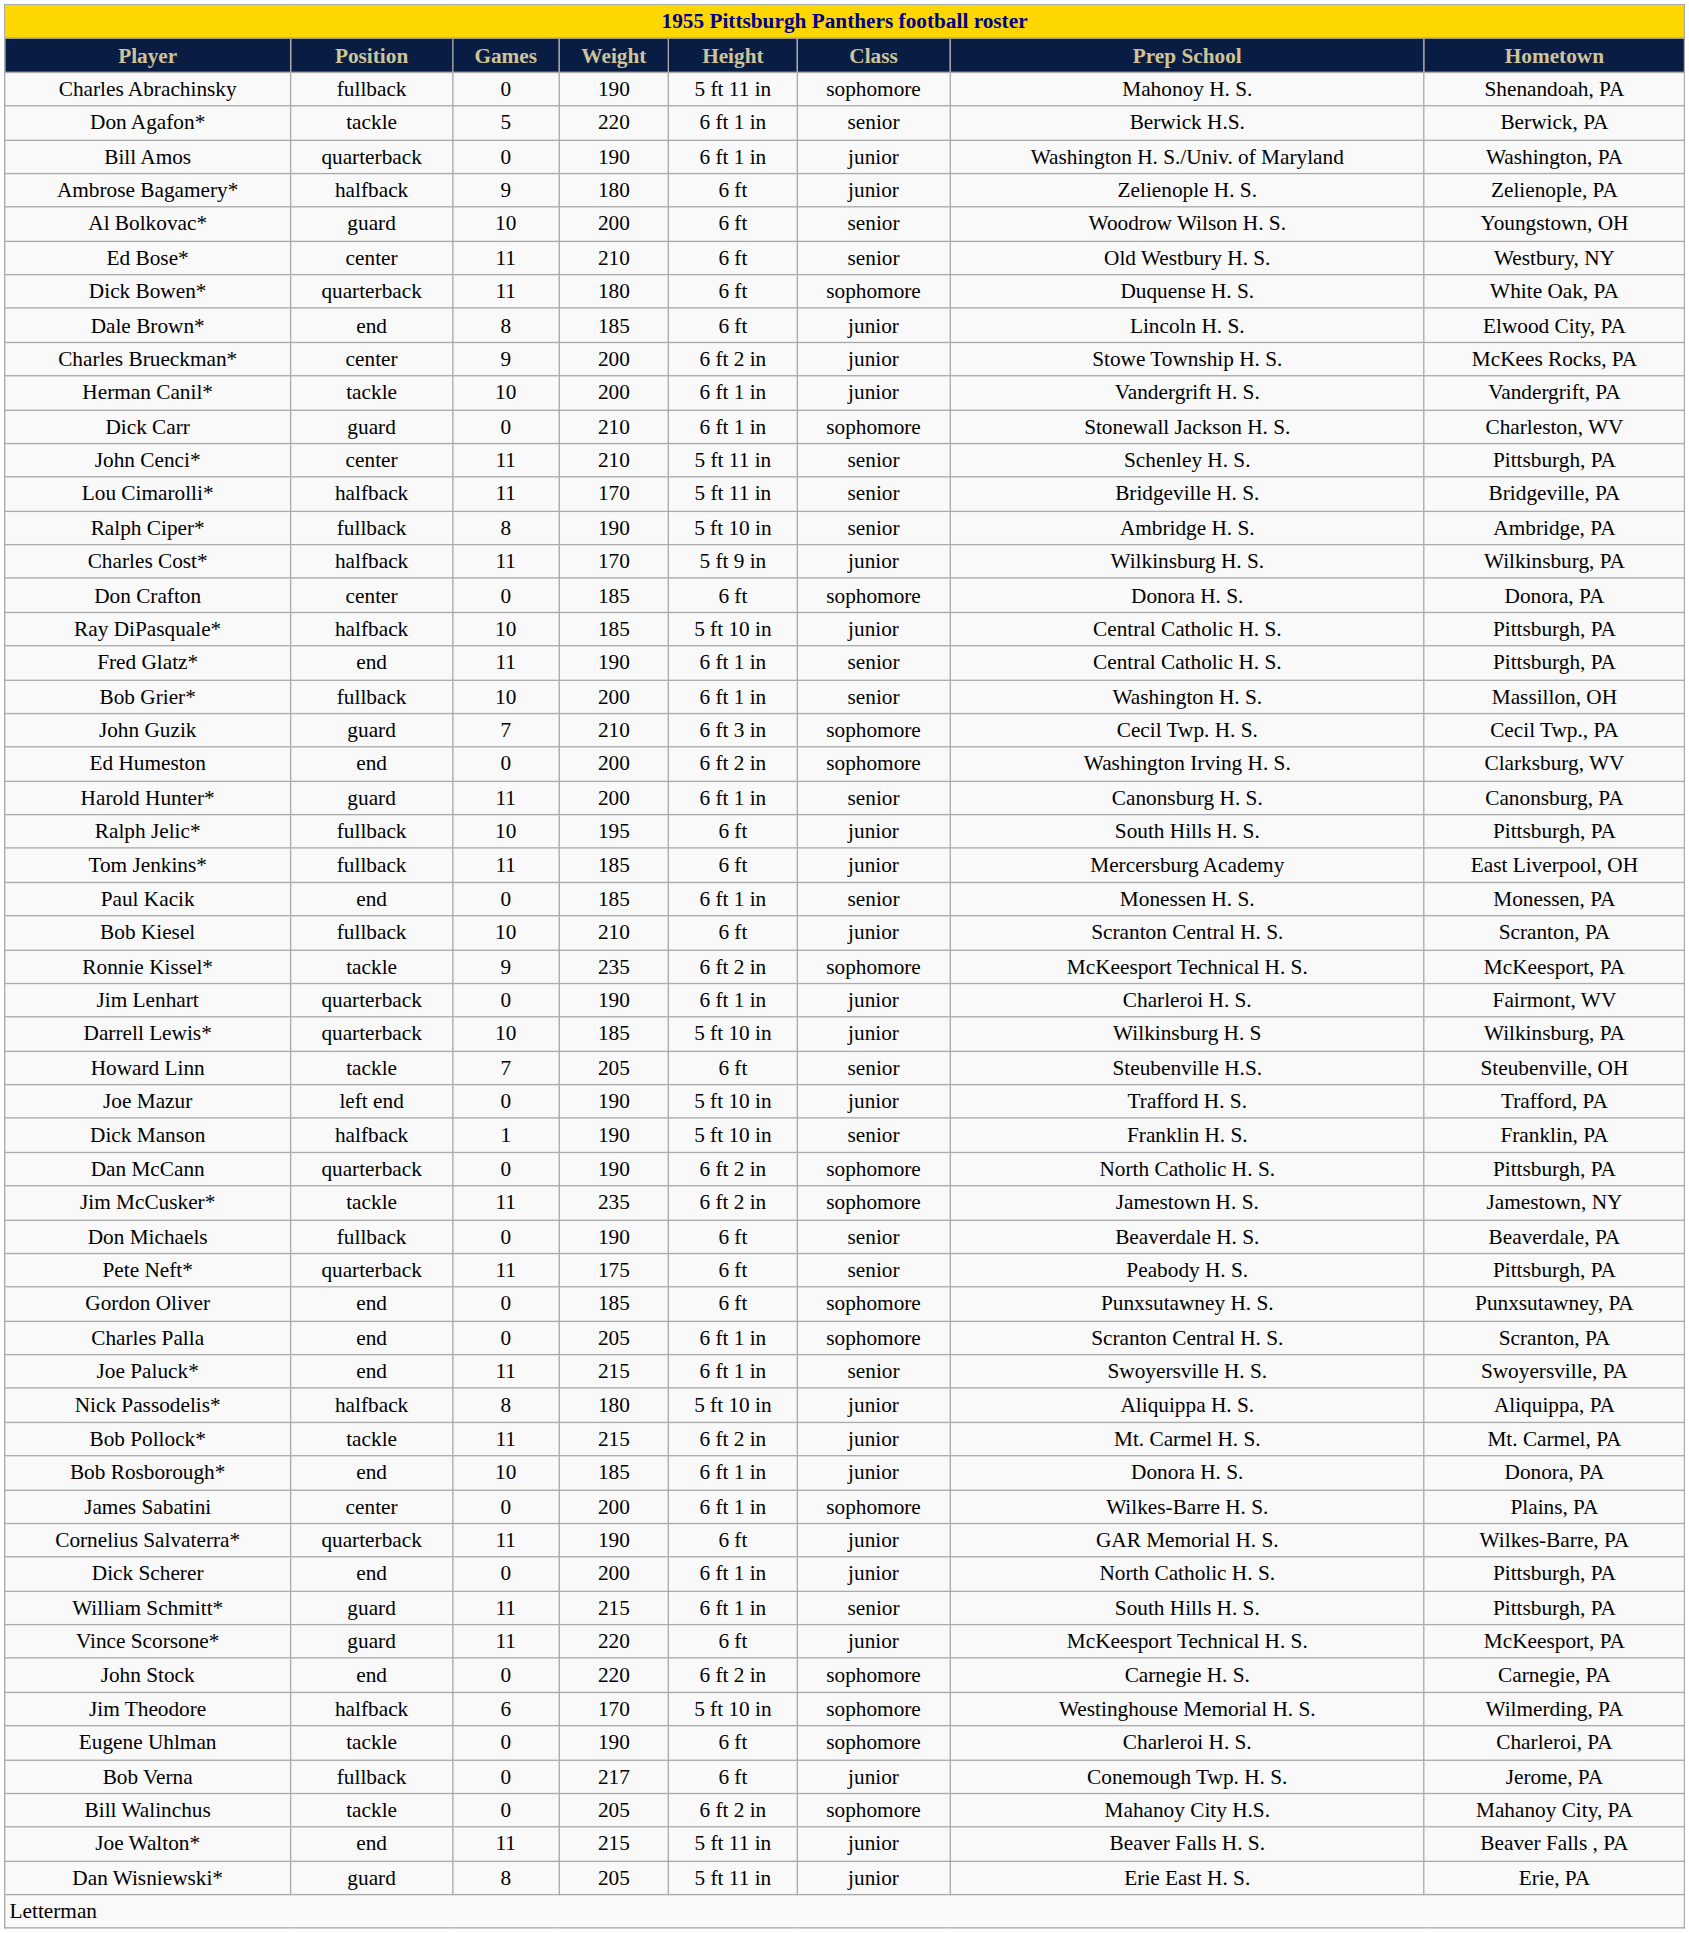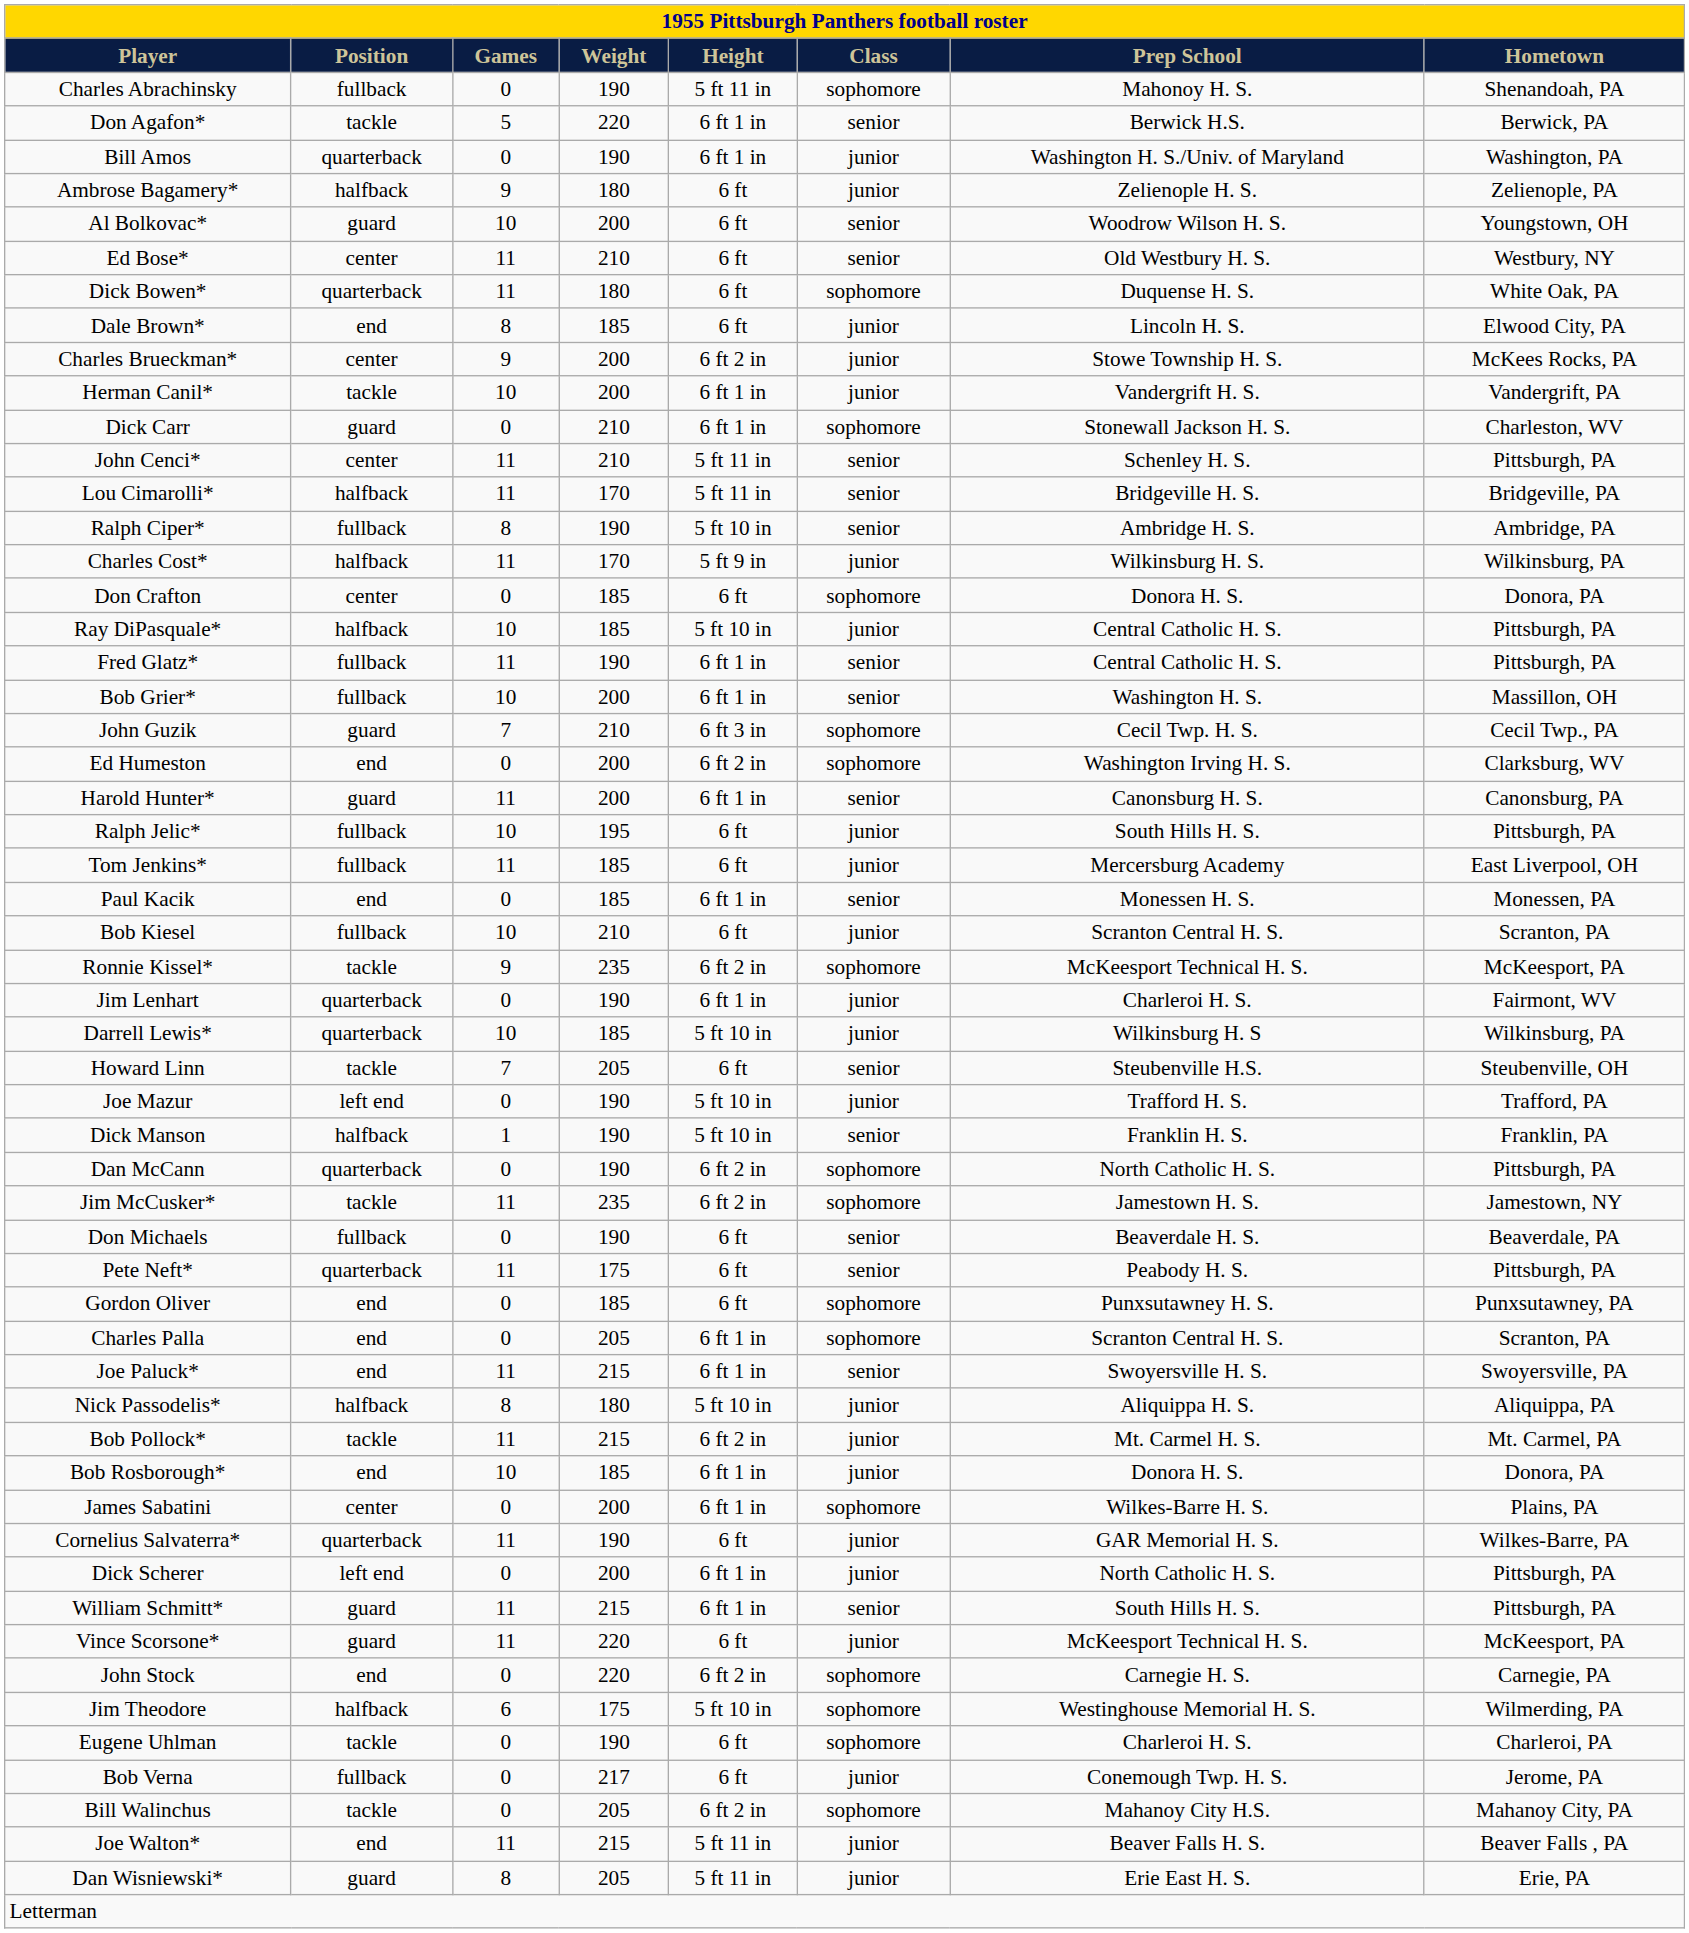(372, 662) end -> (372, 662) fullback
(372, 1573) end -> (372, 1573) left end
(614, 1708) 170 -> (614, 1708) 175
